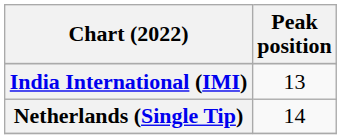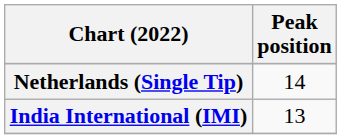rows swapped: (128, 81) <-> (128, 116)
